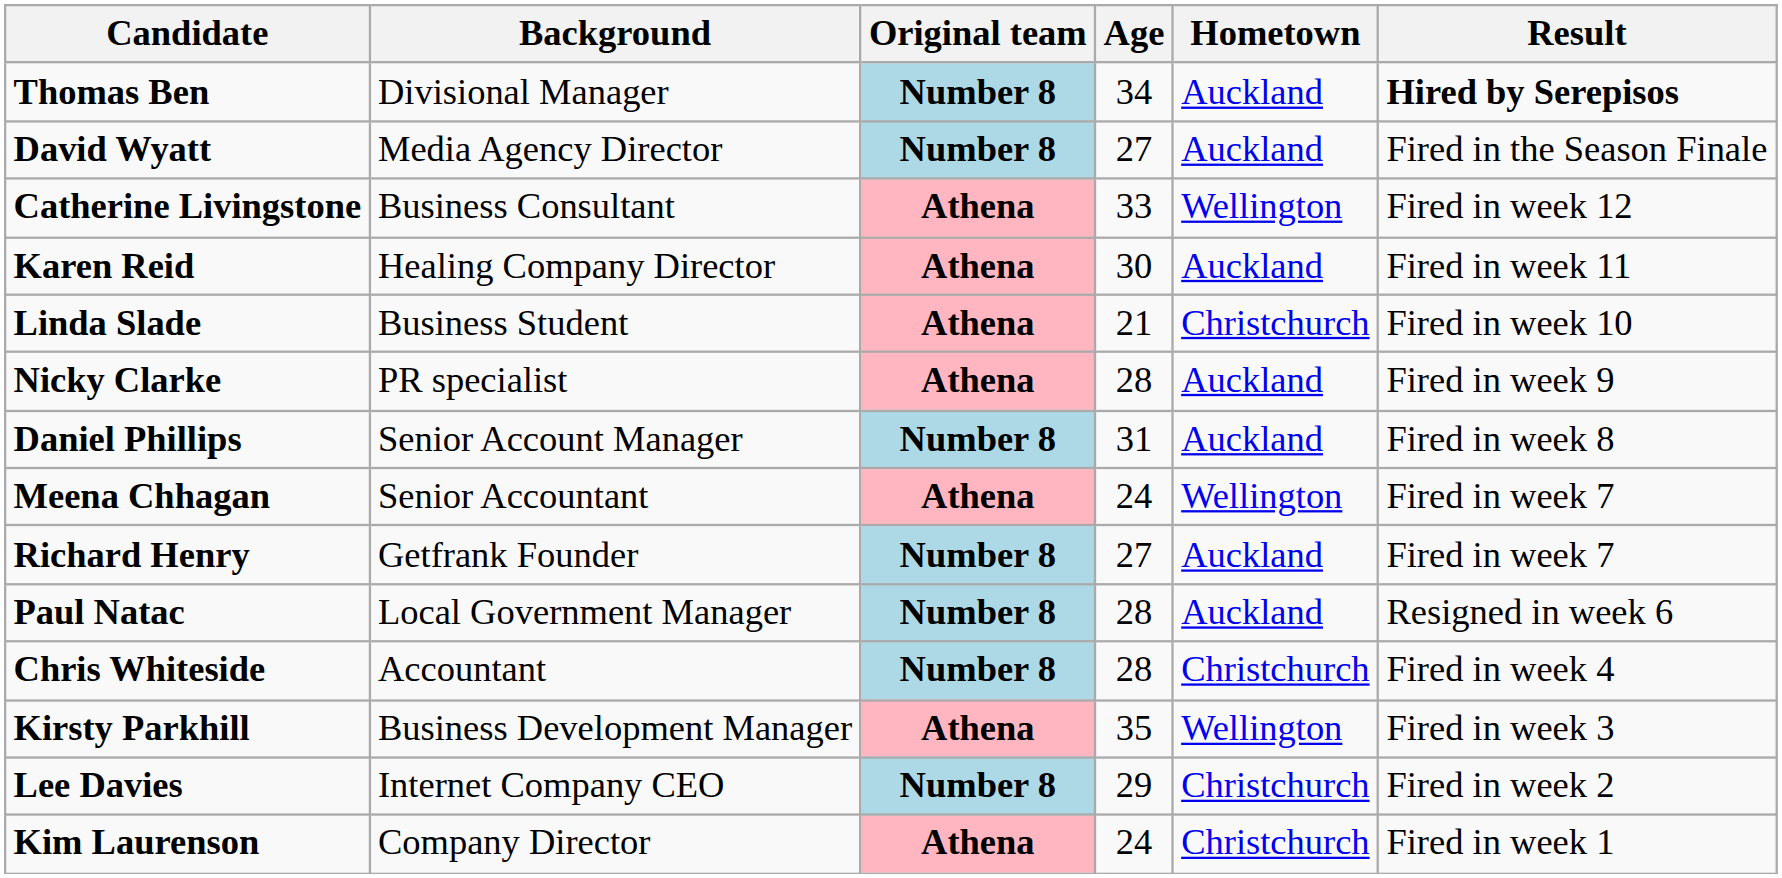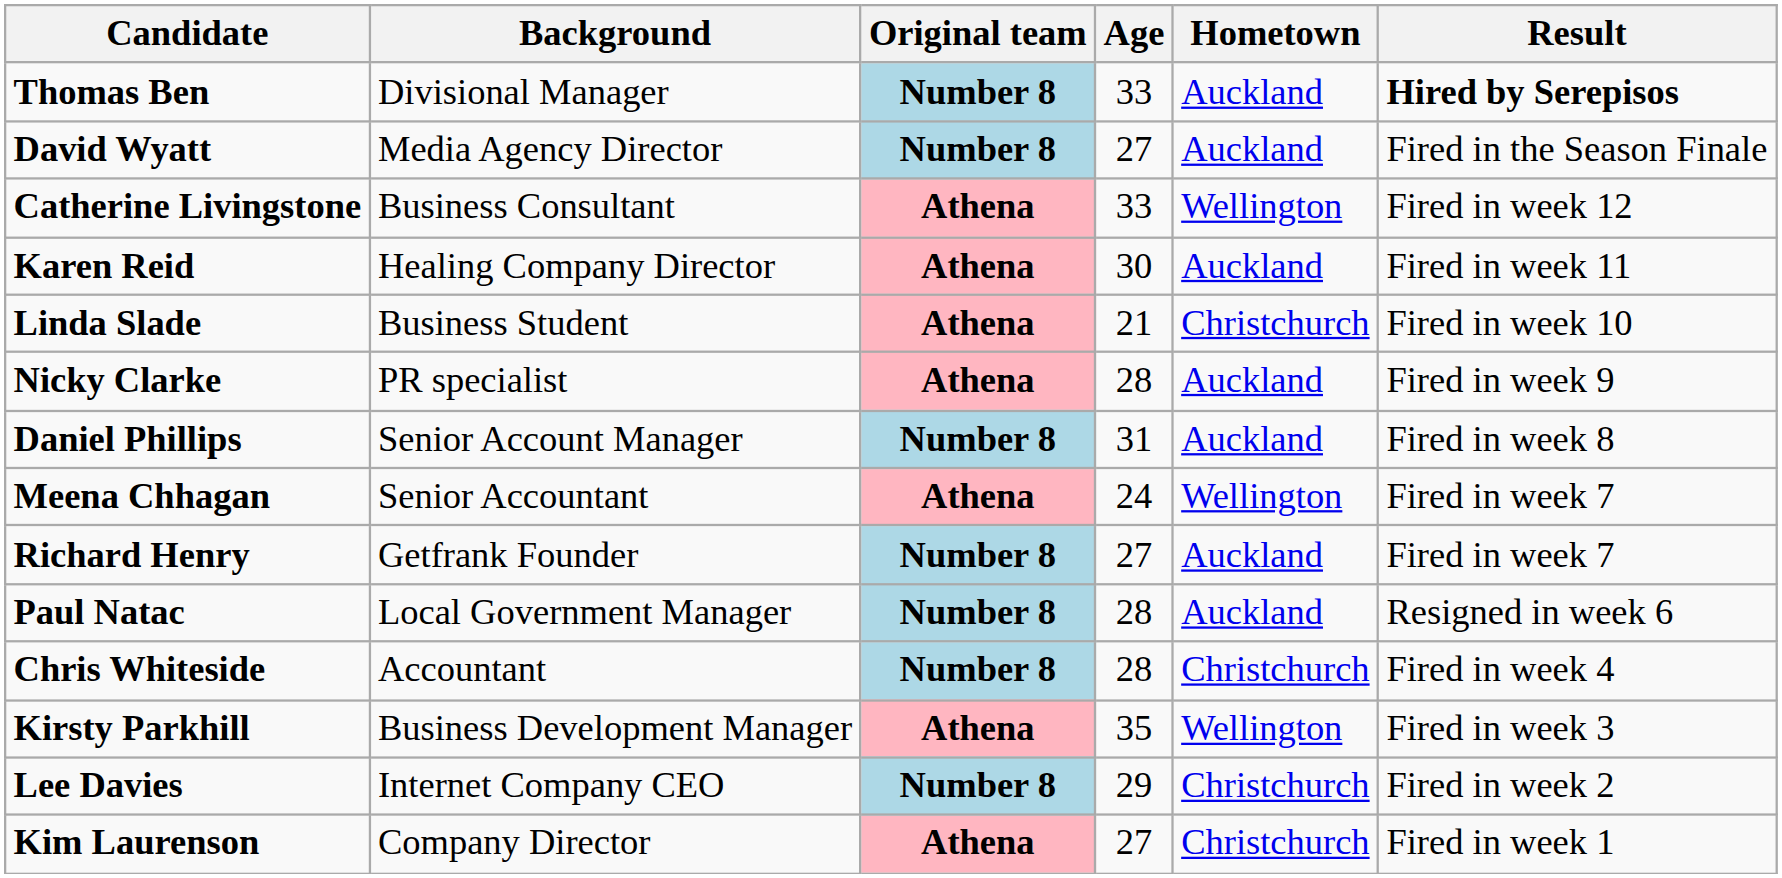(1134, 91) 34 -> (1134, 91) 33
(1134, 843) 24 -> (1134, 843) 27
